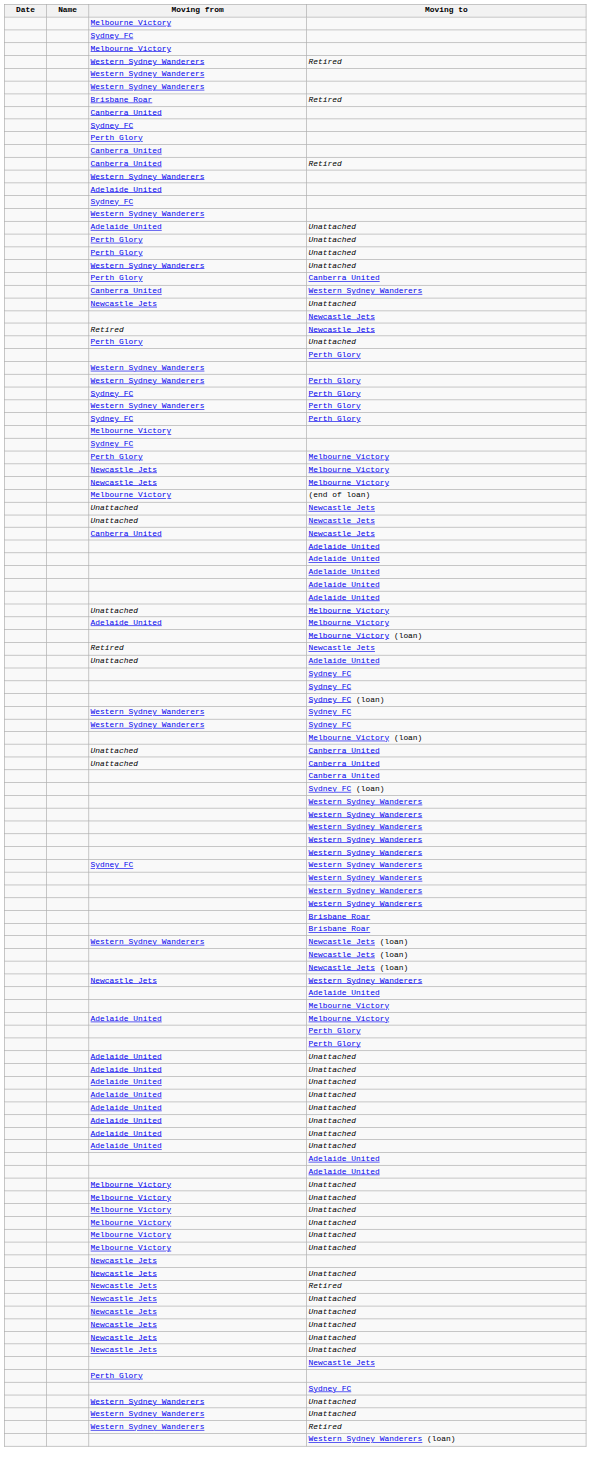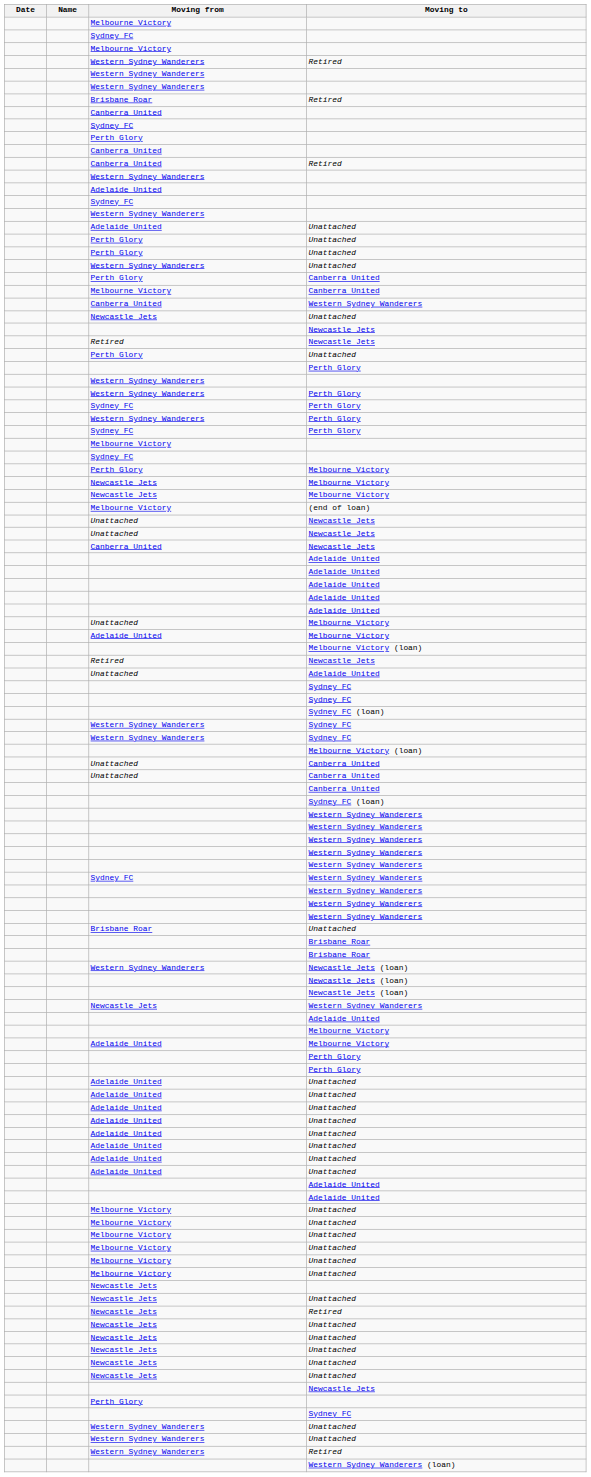+ row: (131, 292)
+ row: (121, 930)
